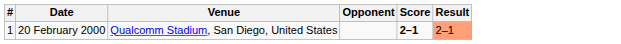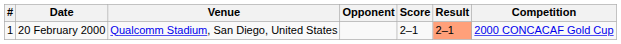+ column: (544, 13)
(409, 30) bold -> (409, 30) normal
